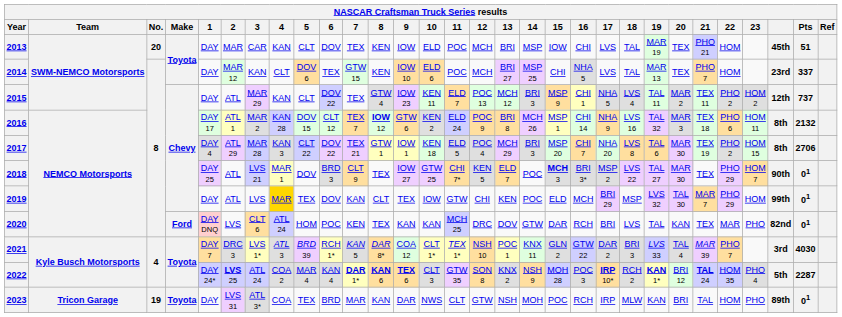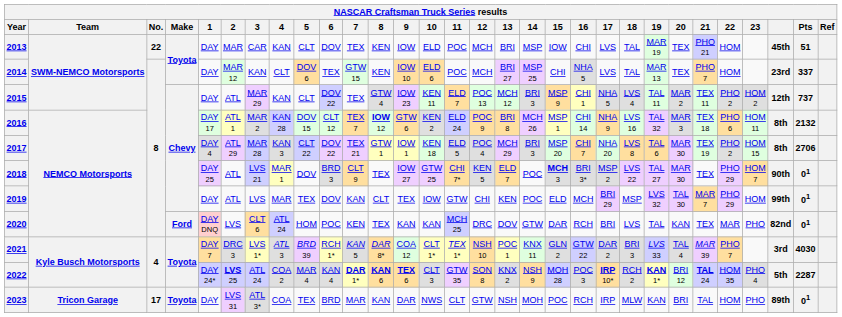(156, 47) 20 -> (156, 47) 22
(282, 199) gold background -> (282, 199) no background
(156, 300) 19 -> (156, 300) 17
